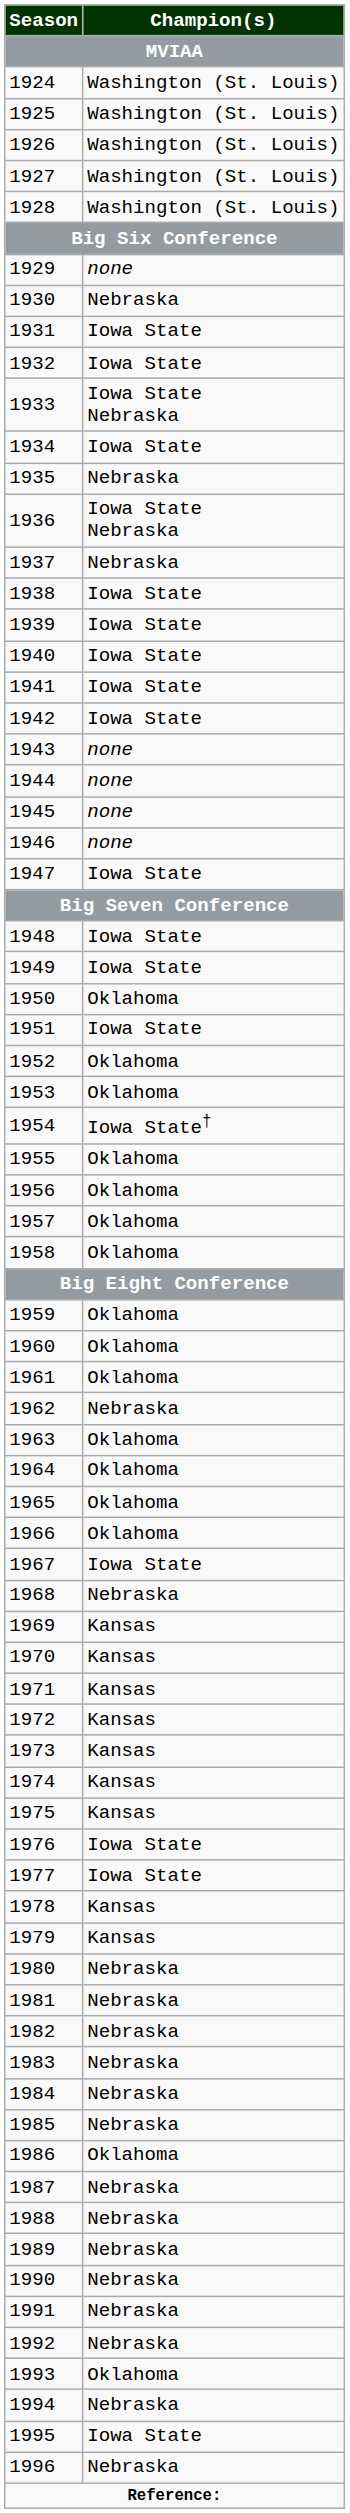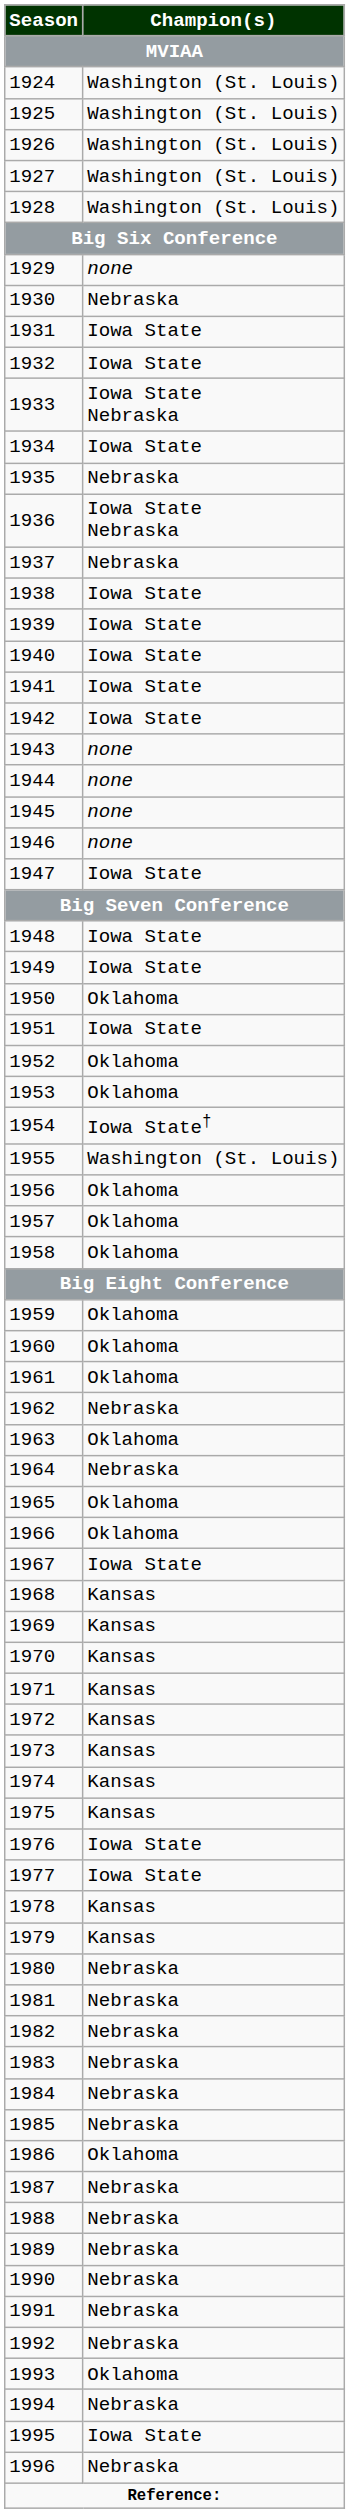(133, 1159) Oklahoma -> (213, 1159) Washington (St. Louis)
(133, 1471) Oklahoma -> (133, 1471) Nebraska
(133, 1595) Nebraska -> (122, 1595) Kansas
